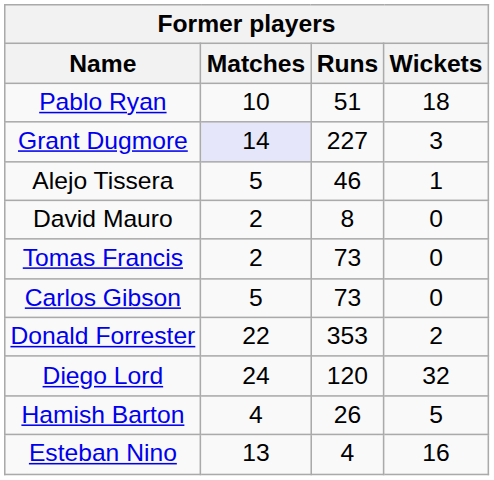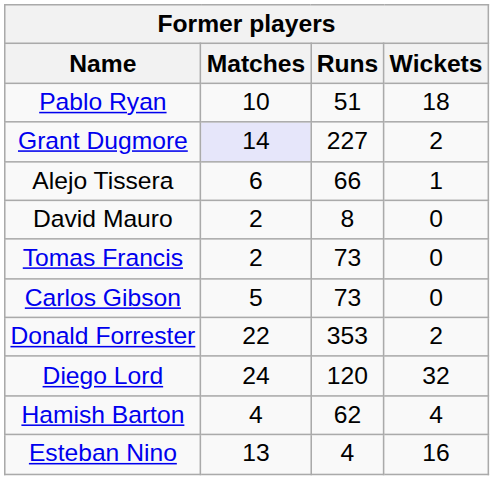(436, 141) 3 -> (436, 141) 2
(256, 180) 5 -> (256, 180) 6
(347, 180) 46 -> (347, 180) 66
(347, 414) 26 -> (347, 414) 62
(436, 414) 5 -> (436, 414) 4
